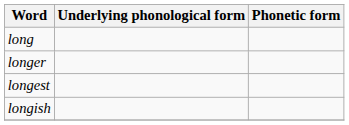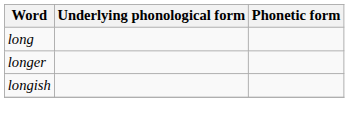- row: (29, 85)
